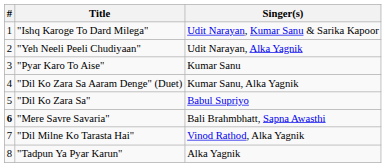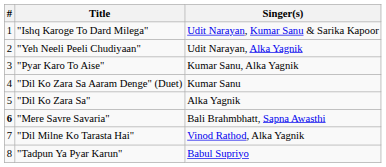(214, 66) Kumar Sanu -> (243, 66) Kumar Sanu, Alka Yagnik
(243, 83) Kumar Sanu, Alka Yagnik -> (214, 83) Kumar Sanu
(218, 101) Babul Supriyo -> (214, 101) Alka Yagnik
(214, 153) Alka Yagnik -> (218, 153) Babul Supriyo
